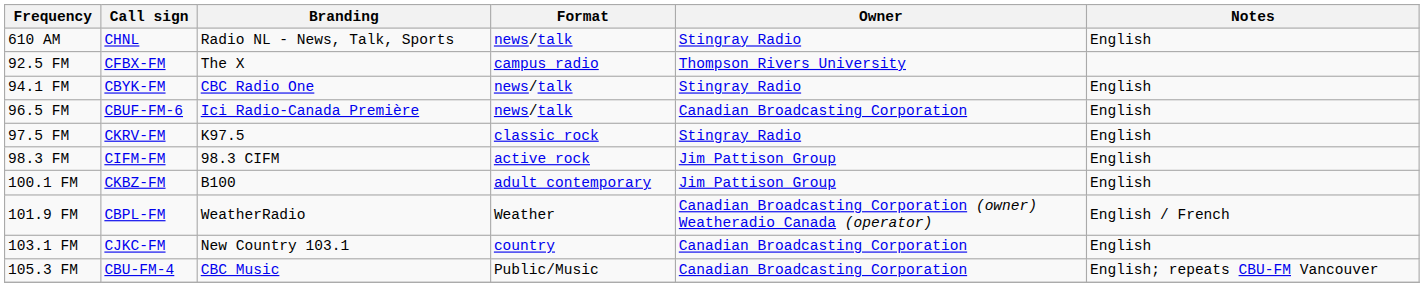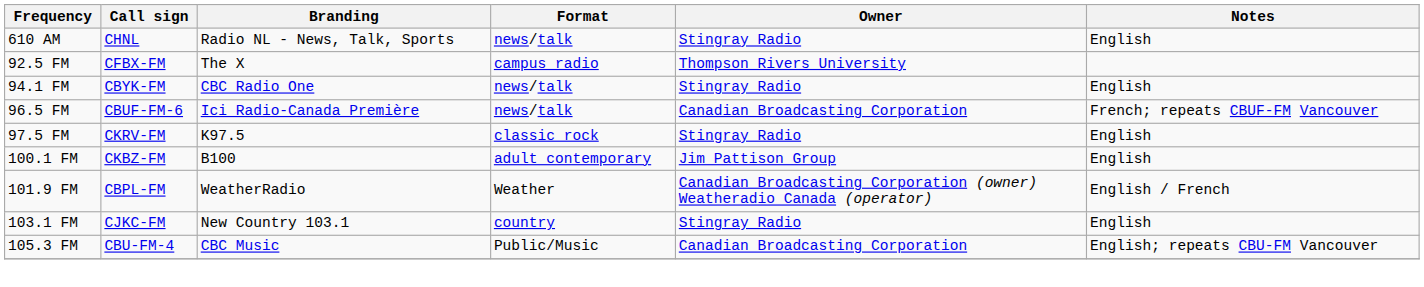(1121, 111) English -> (1234, 111) French; repeats CBUF-FM Vancouver
- row: (39, 159)
(823, 247) Canadian Broadcasting Corporation -> (740, 223) Stingray Radio
